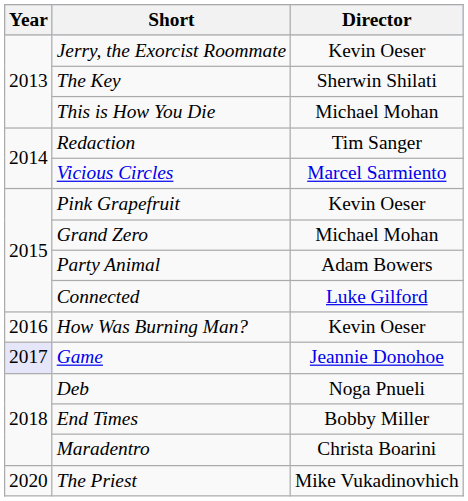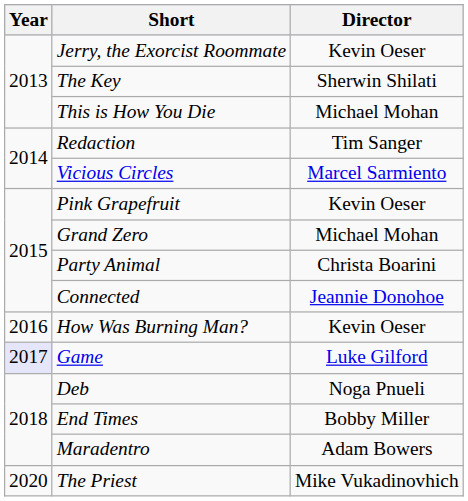(377, 265) Adam Bowers -> (377, 265) Christa Boarini
(377, 296) Luke Gilford -> (377, 296) Jeannie Donohoe
(377, 357) Jeannie Donohoe -> (377, 357) Luke Gilford
(377, 449) Christa Boarini -> (377, 449) Adam Bowers
